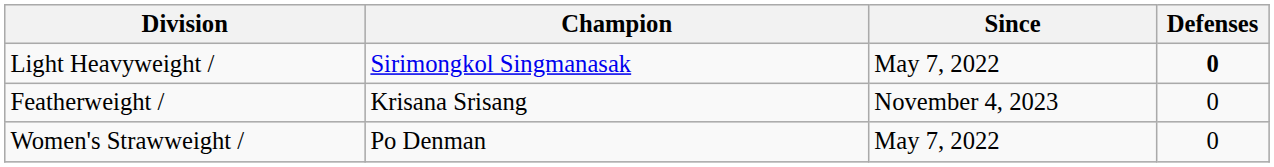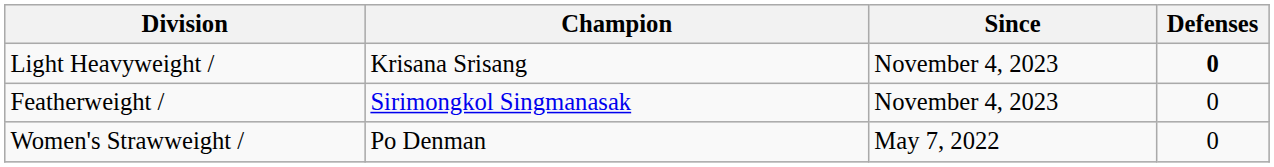(501, 63) Sirimongkol Singmanasak -> (449, 63) Krisana Srisang
(937, 63) May 7, 2022 -> (966, 63) November 4, 2023
(449, 102) Krisana Srisang -> (501, 102) Sirimongkol Singmanasak
